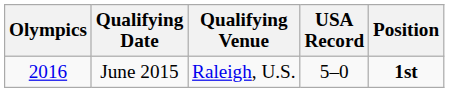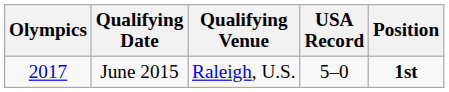(48, 71) 2016 -> (48, 71) 2017
